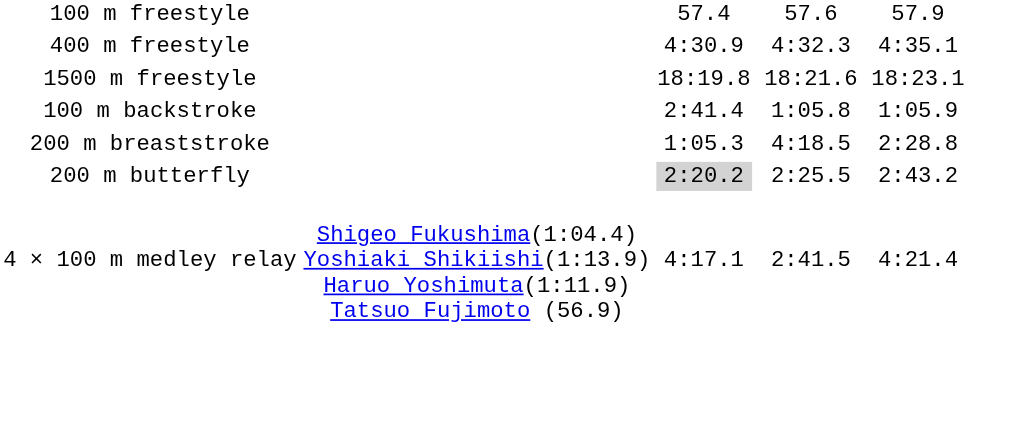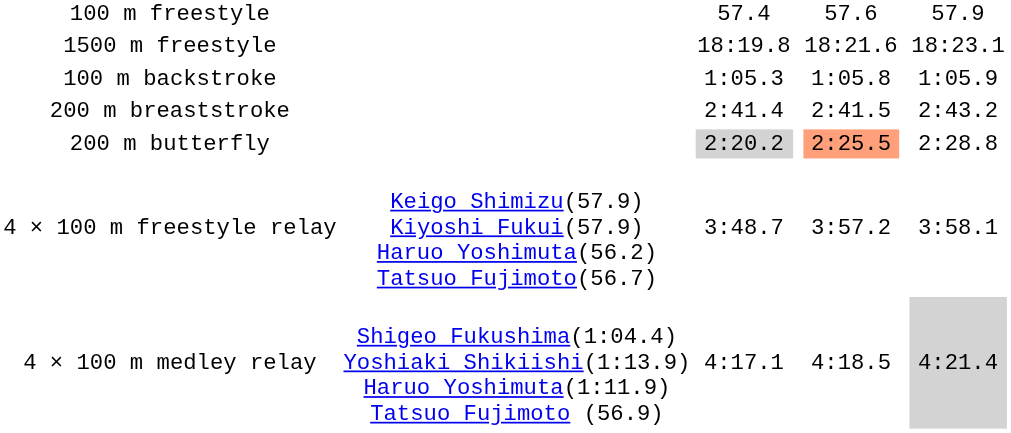- row: (150, 46)
(704, 111) 2:41.4 -> (744, 79) 1:05.3
(704, 144) 1:05.3 -> (744, 111) 2:41.4
(811, 144) 4:18.5 -> (851, 111) 2:41.5
(918, 144) 2:28.8 -> (958, 111) 2:43.2
(811, 176) no background -> (851, 144) lightsalmon background
(918, 176) 2:43.2 -> (958, 144) 2:28.8
+ row: (170, 228)
(811, 260) 2:41.5 -> (851, 363) 4:18.5
(918, 260) no background -> (958, 363) lightgrey background
